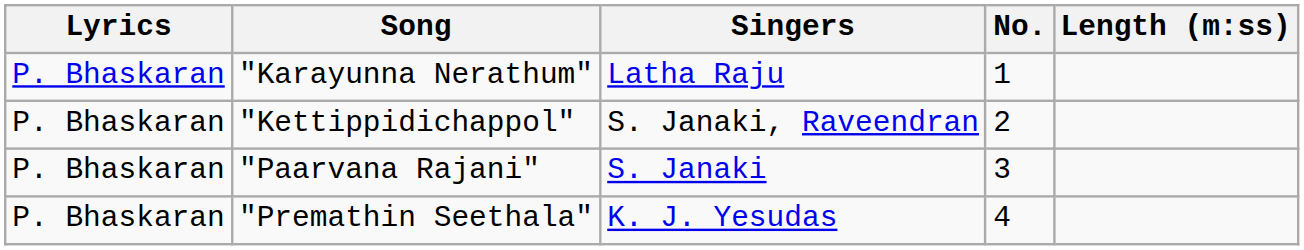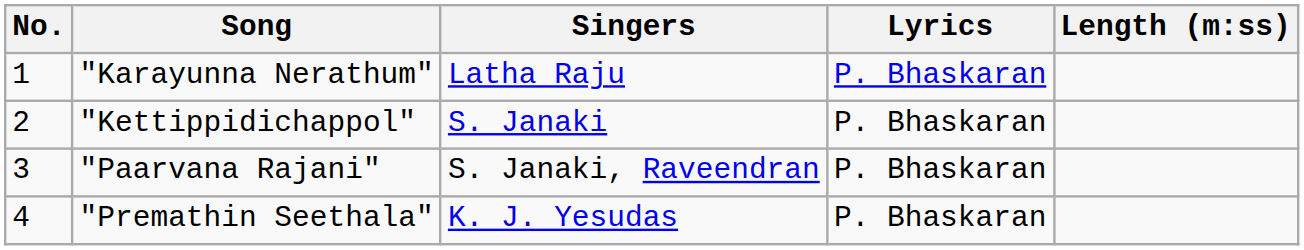columns swapped: (1020, 29) <-> (119, 29)
(793, 125) S. Janaki, Raveendran -> (528, 125) S. Janaki
(687, 172) S. Janaki -> (634, 172) S. Janaki, Raveendran
